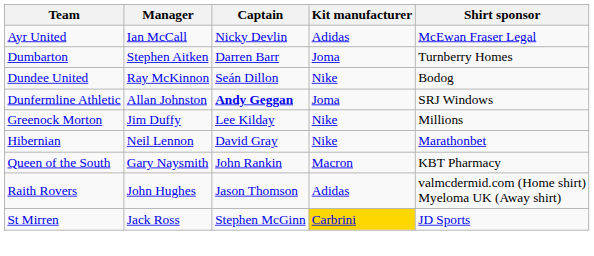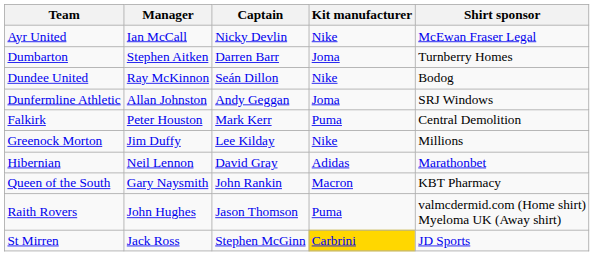(330, 36) Adidas -> (325, 36) Nike
(254, 99) bold -> (252, 99) normal
+ row: (27, 120)
(325, 141) Nike -> (330, 162) Adidas
(330, 190) Adidas -> (327, 212) Puma
